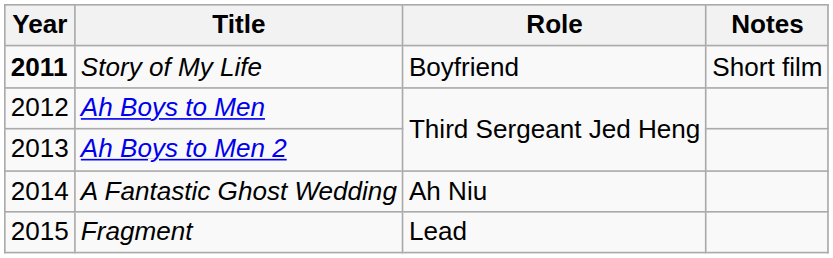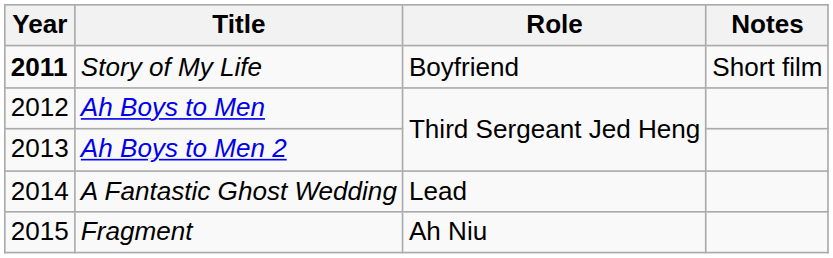(448, 190) Ah Niu -> (438, 190) Lead
(438, 231) Lead -> (448, 231) Ah Niu
